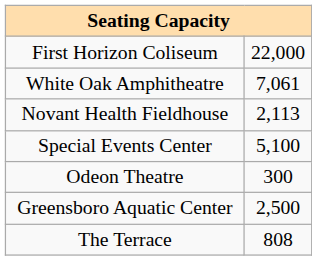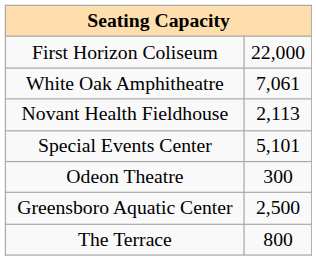(278, 145) 5,100 -> (278, 145) 5,101
(278, 239) 808 -> (278, 239) 800
